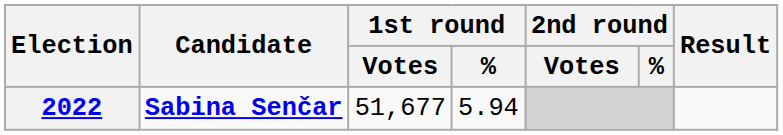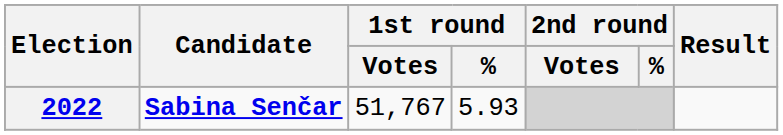(400, 108) 51,677 -> (400, 108) 51,767
(488, 108) 5.94 -> (488, 108) 5.93
